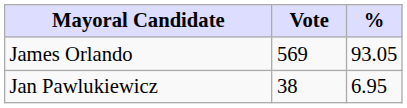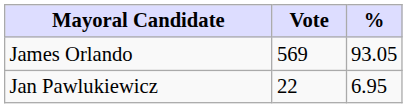(287, 86) 38 -> (287, 86) 22
